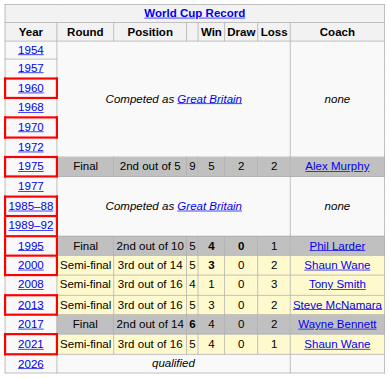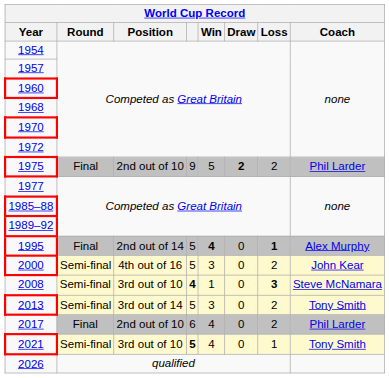(150, 166) 2nd out of 5 -> (150, 166) 2nd out of 10
(241, 166) normal -> (241, 166) bold
(337, 166) Alex Murphy -> (337, 166) Phil Larder
(150, 245) 2nd out of 10 -> (150, 245) 2nd out of 14
(241, 245) bold -> (241, 245) normal
(274, 245) normal -> (274, 245) bold
(337, 245) Phil Larder -> (337, 245) Alex Murphy
(150, 265) 3rd out of 14 -> (150, 265) 4th out of 16
(211, 265) bold -> (211, 265) normal
(337, 265) Shaun Wane -> (337, 265) John Kear
(150, 285) 3rd out of 16 -> (150, 285) 3rd out of 10
(192, 285) normal -> (192, 285) bold
(274, 285) normal -> (274, 285) bold
(337, 285) Tony Smith -> (337, 285) Steve McNamara
(150, 304) 3rd out of 16 -> (150, 304) 3rd out of 14
(337, 304) Steve McNamara -> (337, 304) Tony Smith
(150, 324) 2nd out of 14 -> (150, 324) 2nd out of 10
(192, 324) bold -> (192, 324) normal
(337, 324) Wayne Bennett -> (337, 324) Phil Larder
(150, 344) 3rd out of 16 -> (150, 344) 3rd out of 10
(192, 344) normal -> (192, 344) bold
(337, 344) Shaun Wane -> (337, 344) Tony Smith
